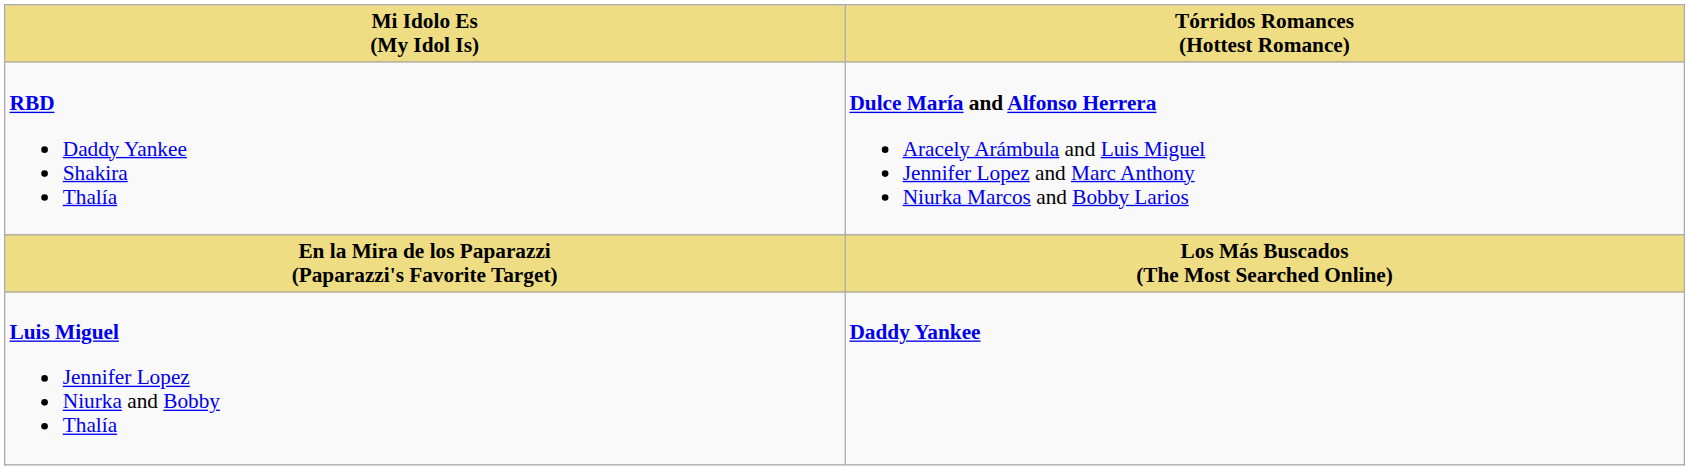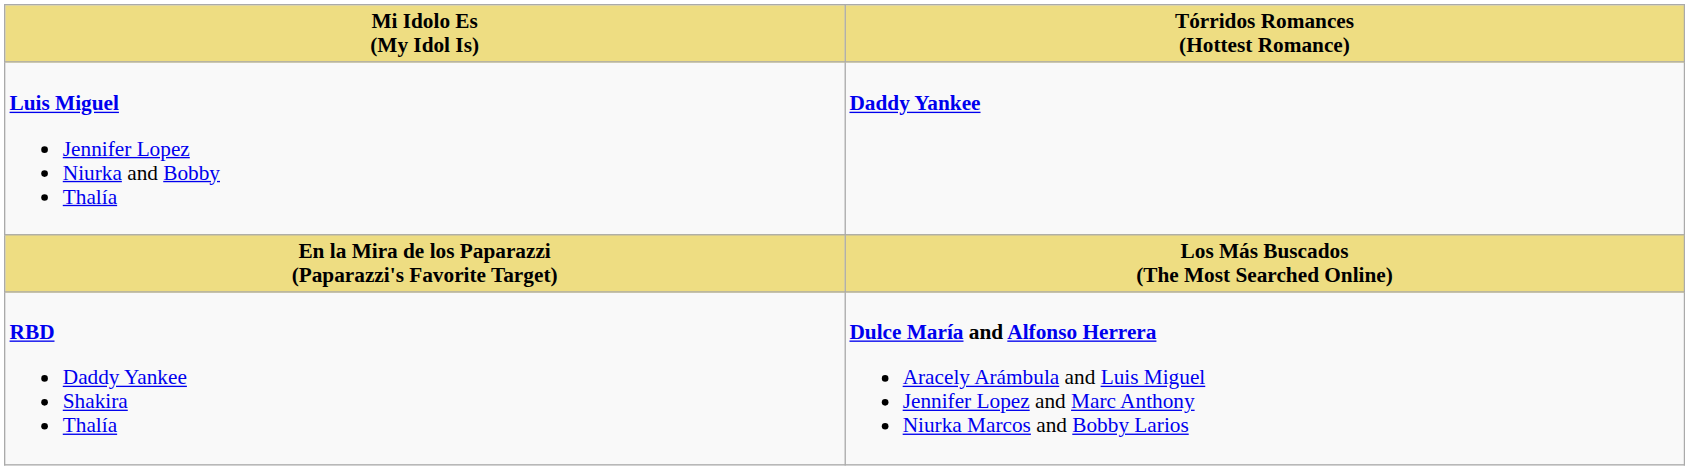rows swapped: (425, 150) <-> (425, 379)
